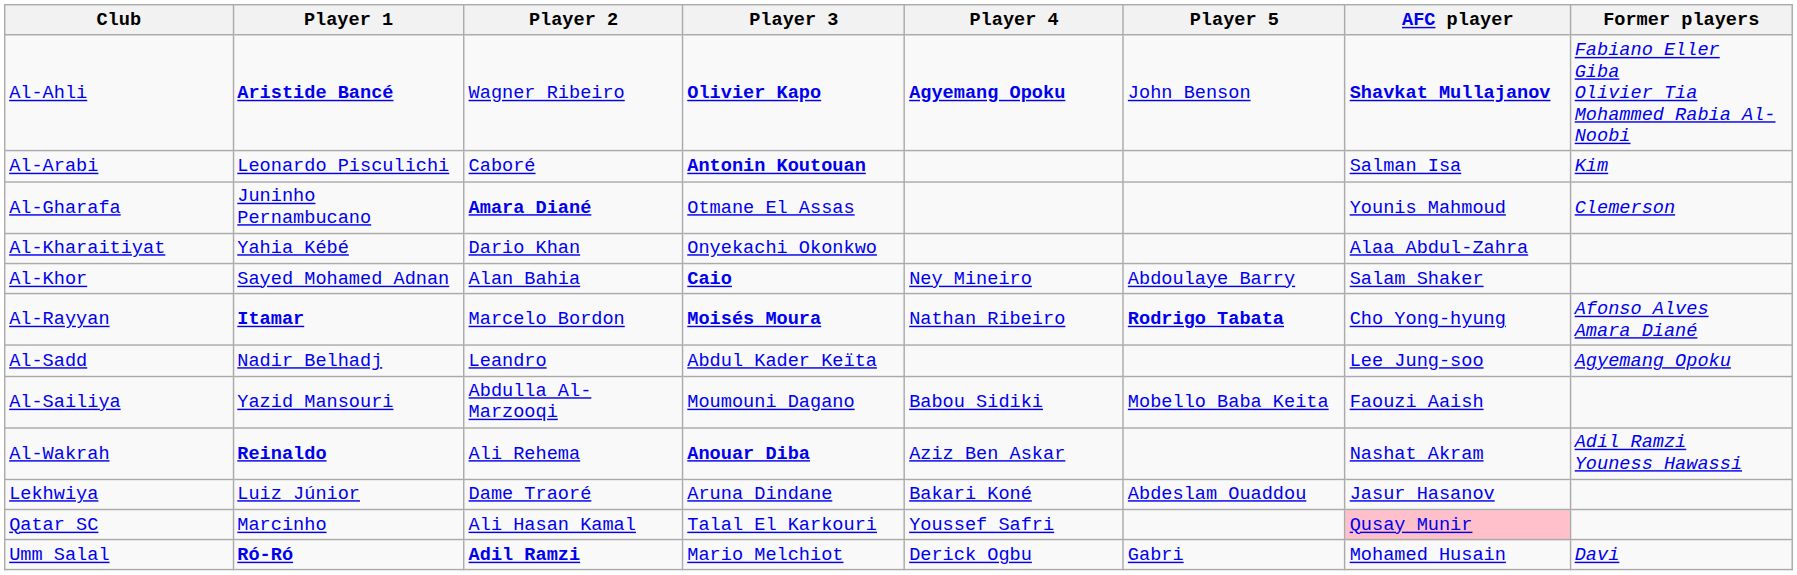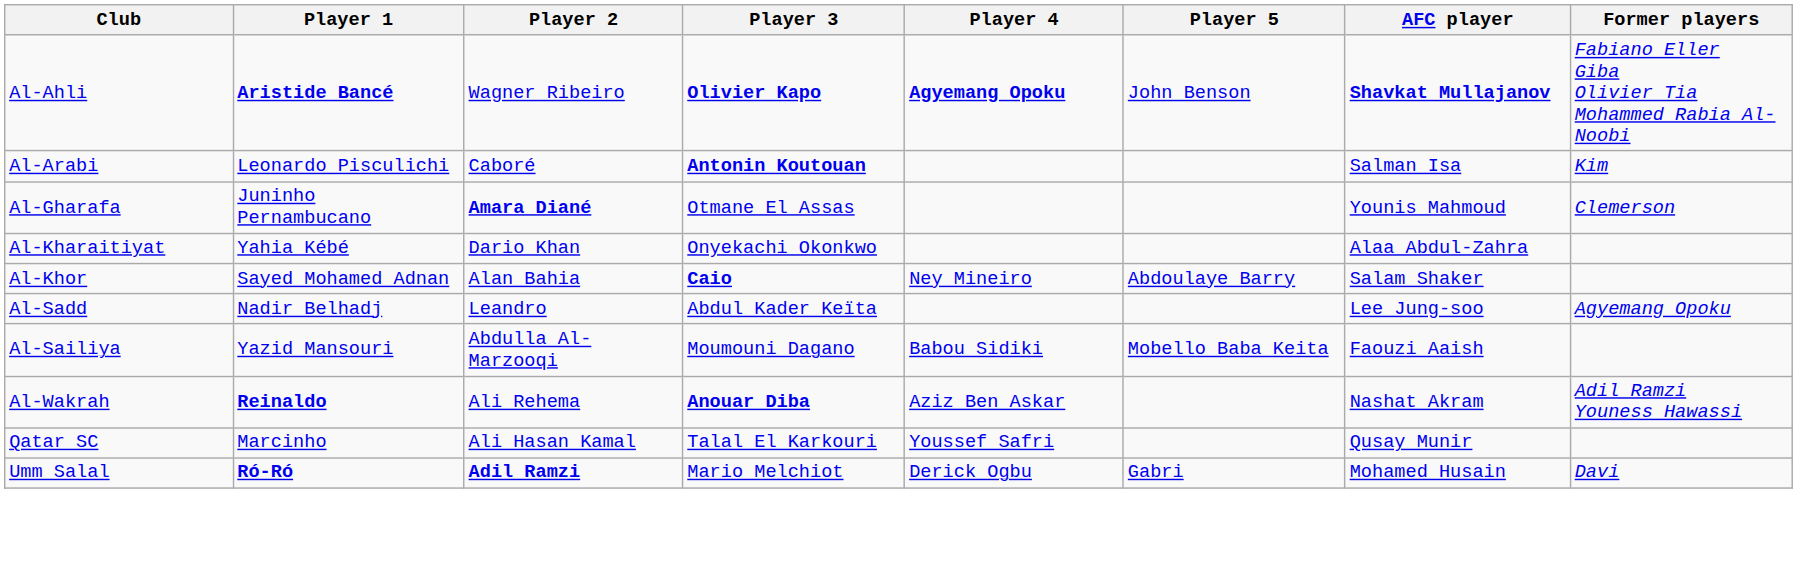- row: (59, 320)
- row: (54, 494)
(1411, 525) pink background -> (1411, 443) no background
